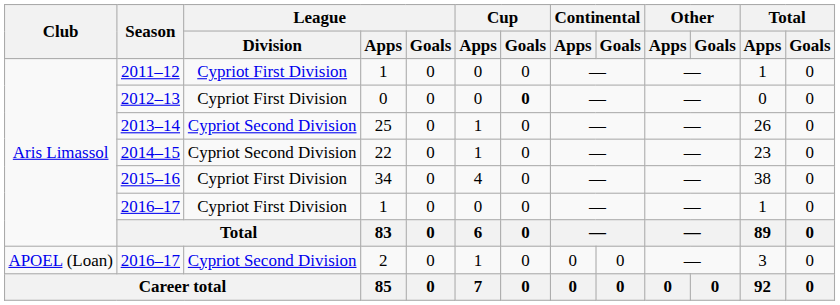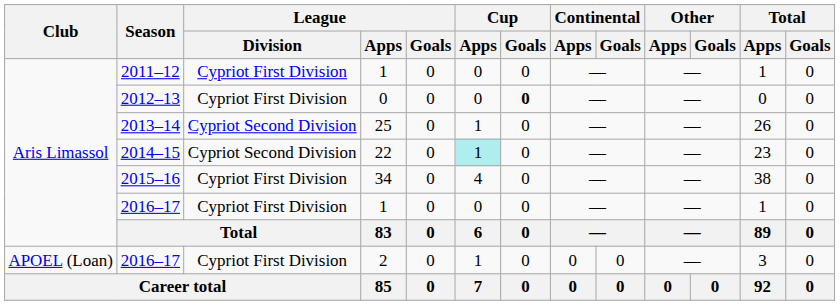(478, 152) no background -> (478, 152) paleturquoise background
(272, 260) Cypriot Second Division -> (272, 260) Cypriot First Division
